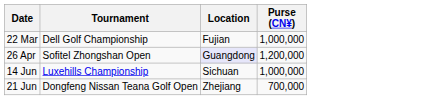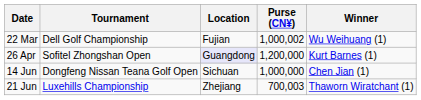+ column: (361, 18)
(282, 40) 1,000,000 -> (282, 40) 1,000,002
(95, 71) Luxehills Championship -> (120, 71) Dongfeng Nissan Teana Golf Open
(120, 87) Dongfeng Nissan Teana Golf Open -> (95, 87) Luxehills Championship
(286, 87) 700,000 -> (286, 87) 700,003
